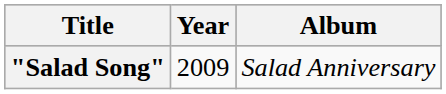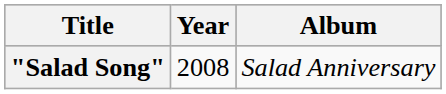(203, 66) 2009 -> (203, 66) 2008
